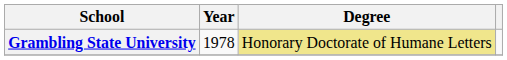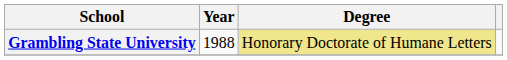(219, 42) 1978 -> (219, 42) 1988
